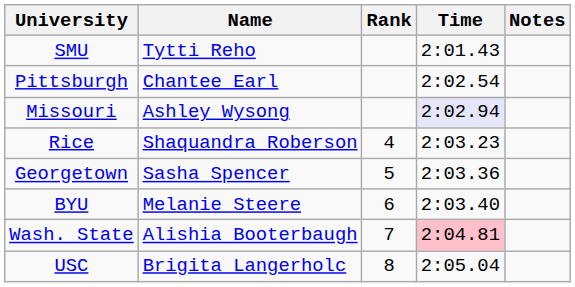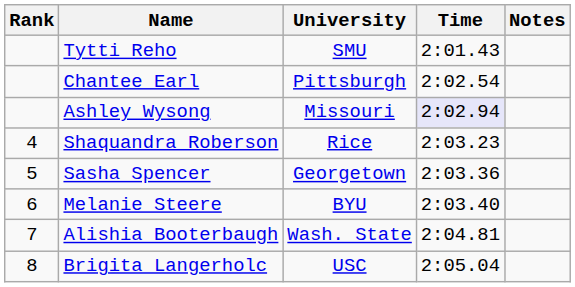columns swapped: (389, 20) <-> (71, 20)
(460, 235) pink background -> (460, 235) no background
